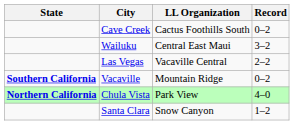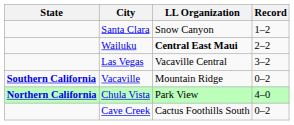rows swapped: (126, 29) <-> (125, 111)
(193, 45) normal -> (196, 45) bold
(262, 45) 3–2 -> (262, 45) 2–2
(262, 62) 2–2 -> (262, 62) 3–2
